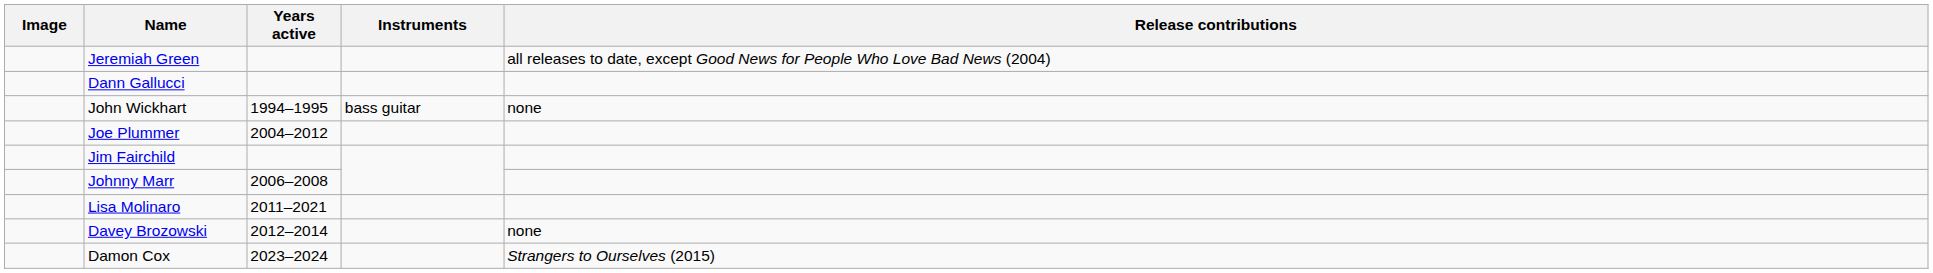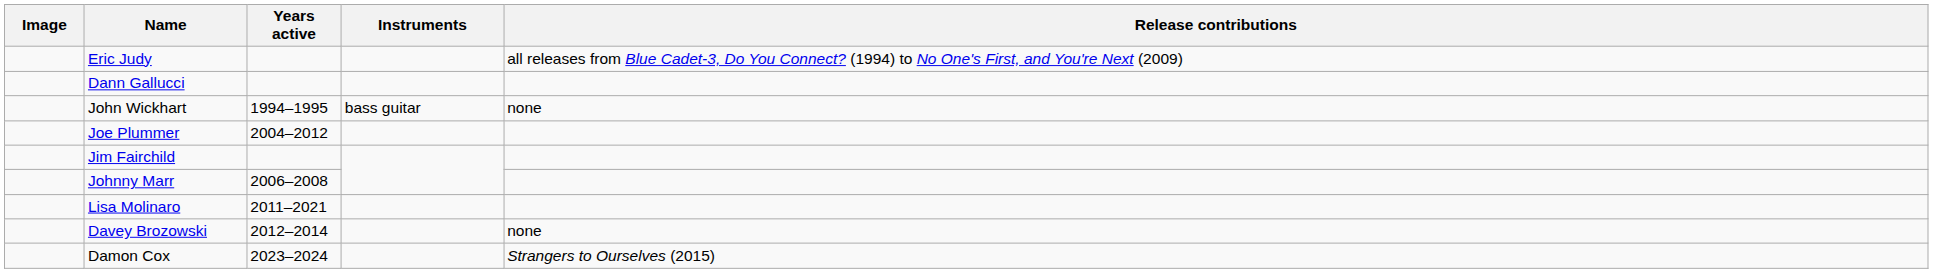- row: (144, 58)
+ row: (120, 58)
